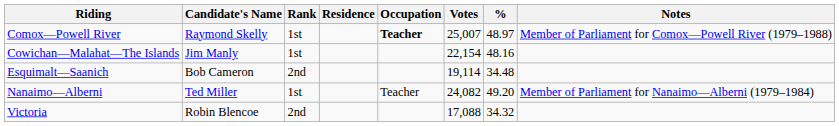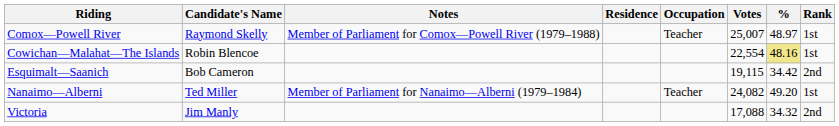columns swapped: (676, 14) <-> (302, 14)
(401, 33) bold -> (683, 33) normal
(212, 53) Jim Manly -> (222, 53) Robin Blencoe
(464, 53) 22,154 -> (747, 53) 22,554
(500, 53) no background -> (784, 53) khaki background
(464, 72) 19,114 -> (747, 72) 19,115
(500, 72) 34.48 -> (784, 72) 34.42
(222, 111) Robin Blencoe -> (212, 111) Jim Manly
